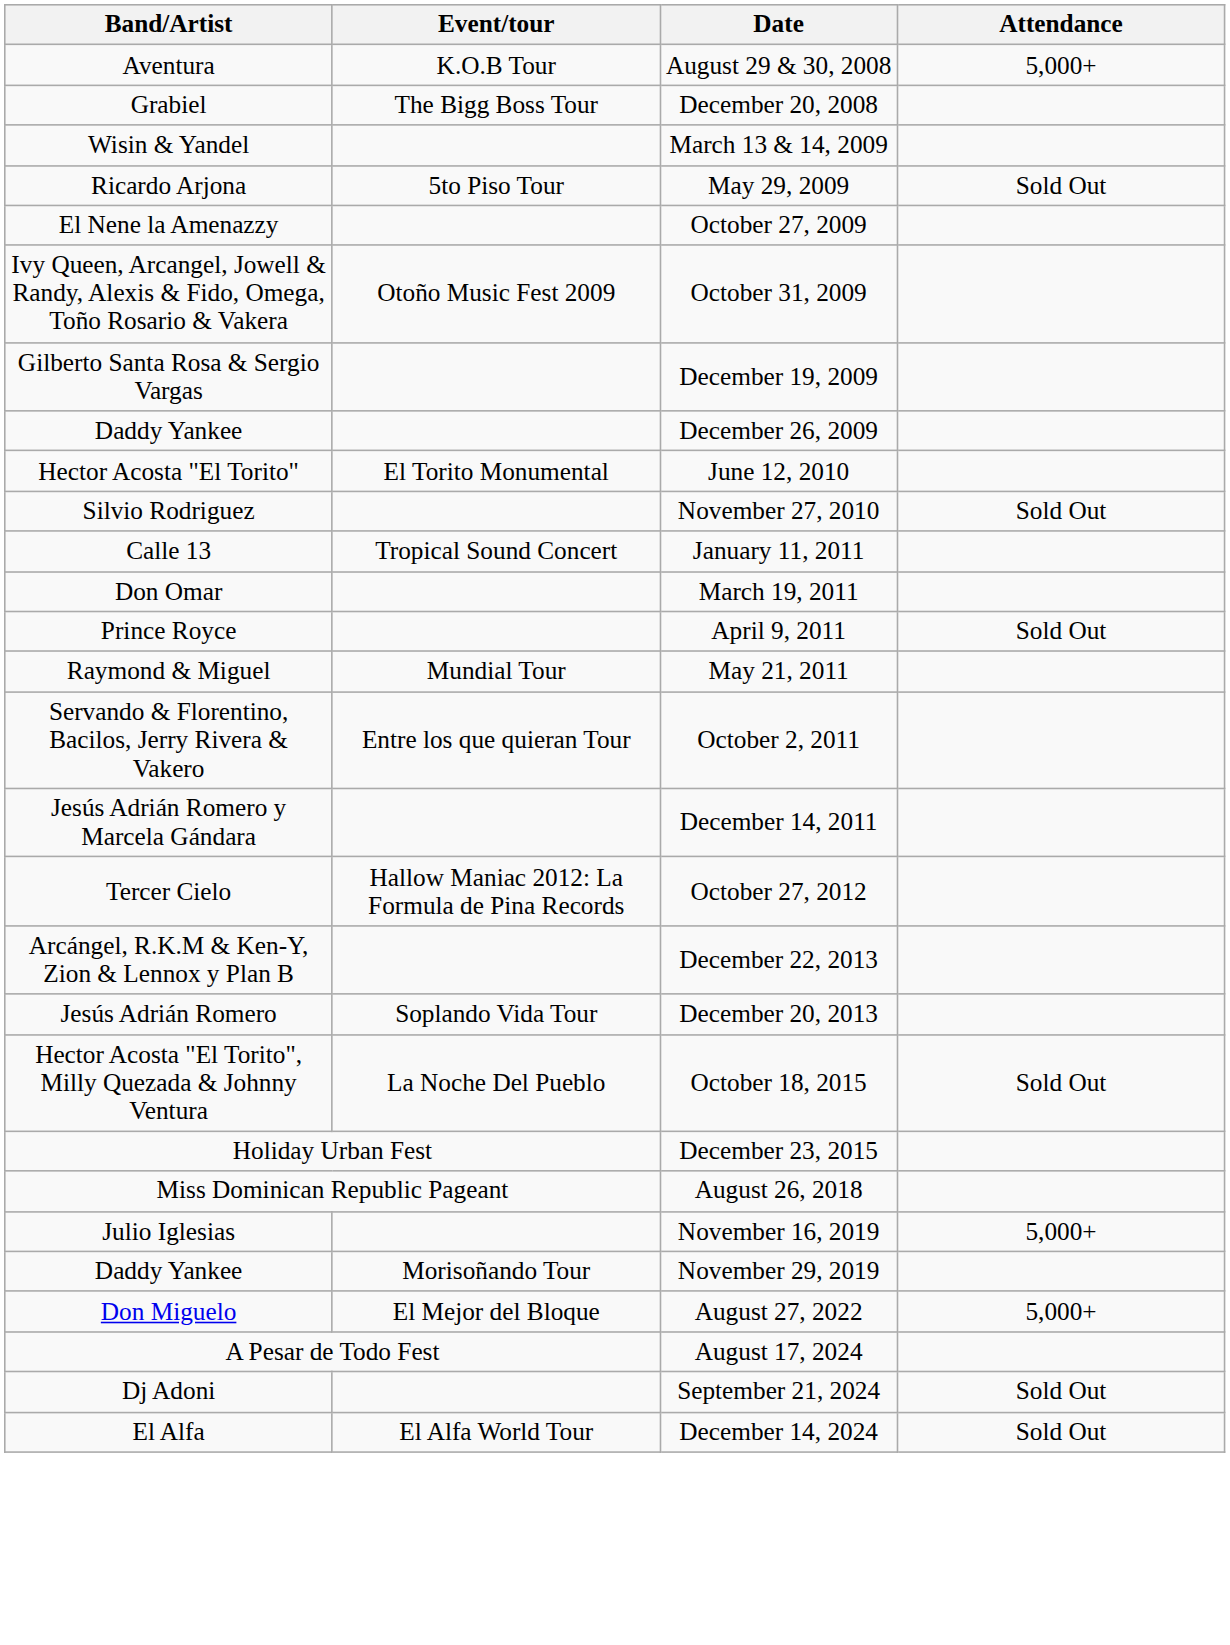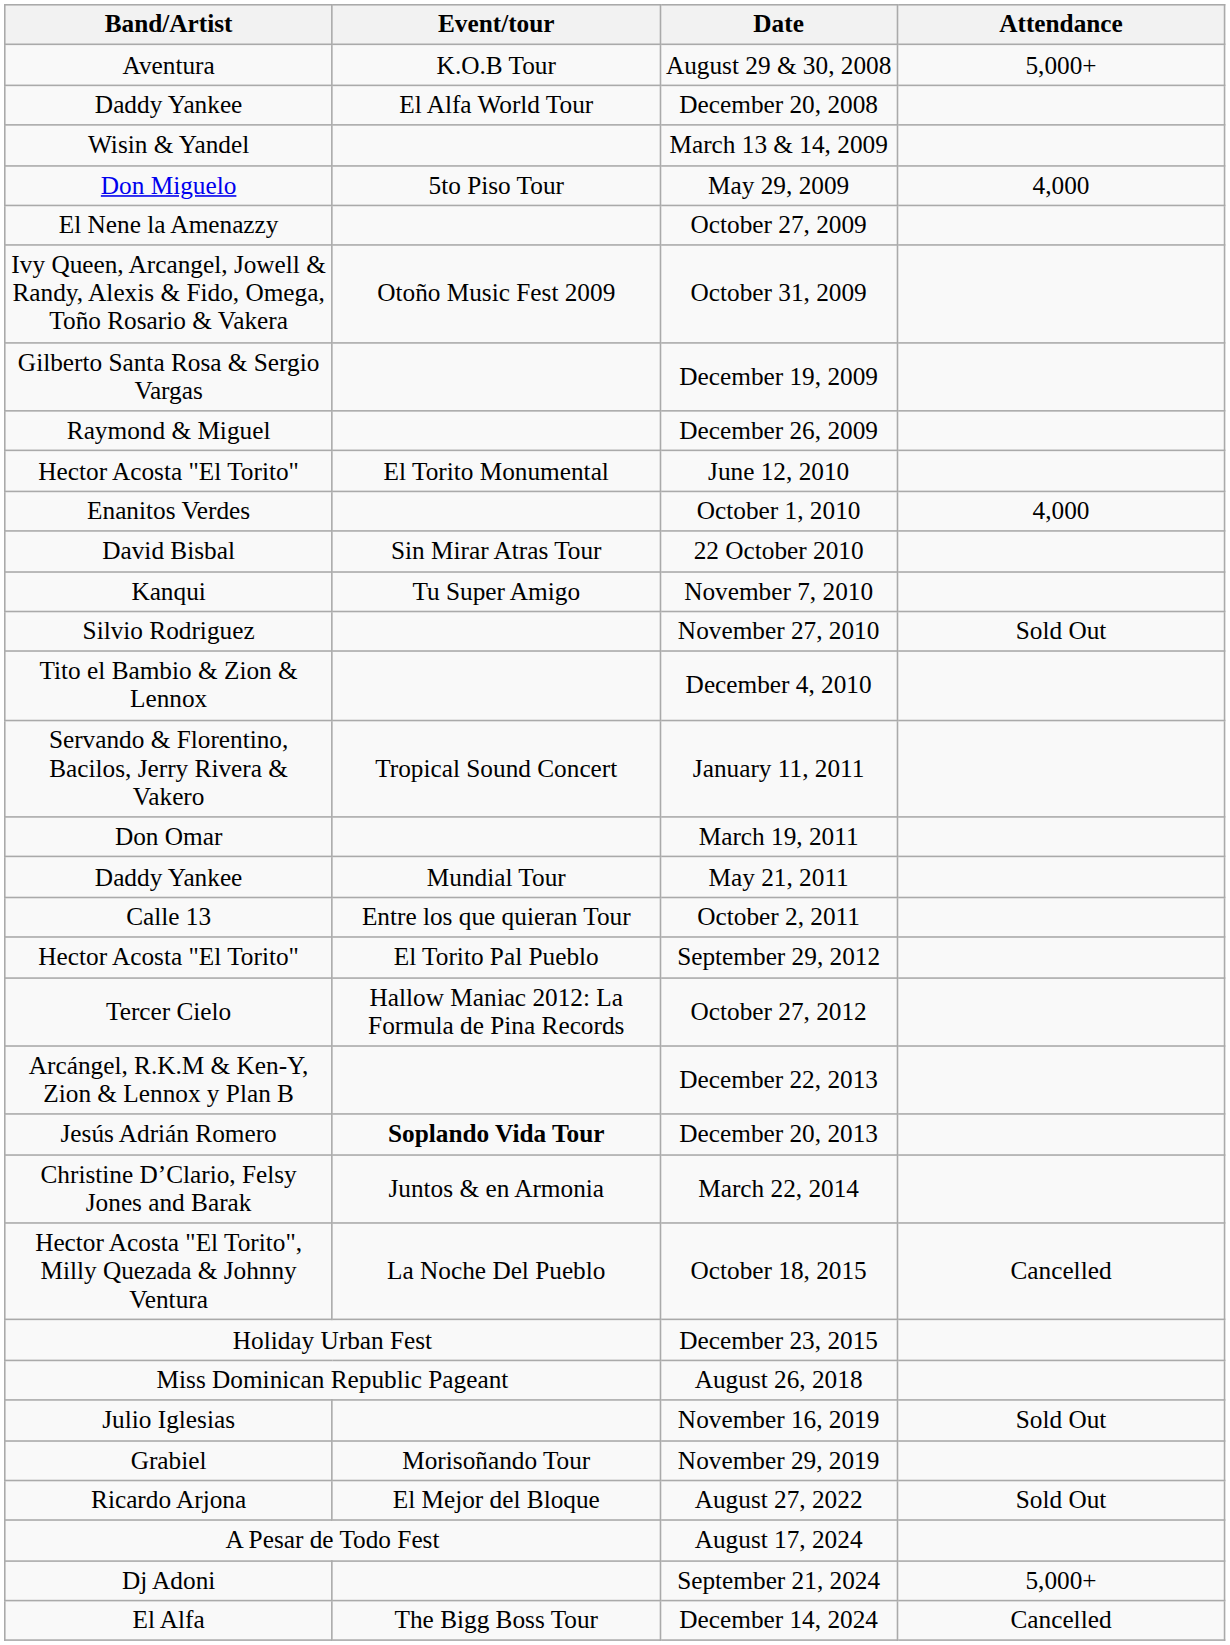(169, 104) Grabiel -> (169, 104) Daddy Yankee
(496, 104) The Bigg Boss Tour -> (496, 104) El Alfa World Tour
(169, 184) Ricardo Arjona -> (169, 184) Don Miguelo
(1061, 184) Sold Out -> (1061, 184) 4,000
(169, 430) Daddy Yankee -> (169, 430) Raymond & Miguel
+ row: (779, 510)
+ row: (779, 550)
+ row: (779, 590)
+ row: (779, 685)
(169, 550) Calle 13 -> (169, 768) Servando & Florentino, Bacilos, Jerry Rivera & Vakero
- row: (779, 631)
(169, 671) Raymond & Miguel -> (169, 876) Daddy Yankee
(169, 739) Servando & Florentino, Bacilos, Jerry Rivera & Vakero -> (169, 916) Calle 13
- row: (779, 822)
+ row: (779, 956)
(496, 1013) normal -> (496, 1134) bold
+ row: (779, 1188)
(1061, 1082) Sold Out -> (1061, 1271) Cancelled
(1061, 1231) 5,000+ -> (1061, 1419) Sold Out
(169, 1271) Daddy Yankee -> (169, 1459) Grabiel
(169, 1311) Don Miguelo -> (169, 1500) Ricardo Arjona
(1061, 1311) 5,000+ -> (1061, 1500) Sold Out
(1061, 1391) Sold Out -> (1061, 1580) 5,000+
(496, 1431) El Alfa World Tour -> (496, 1620) The Bigg Boss Tour
(1061, 1431) Sold Out -> (1061, 1620) Cancelled
